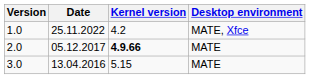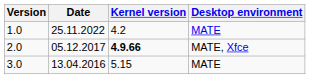(220, 30) MATE, Xfce -> (206, 30) MATE
(206, 47) MATE -> (220, 47) MATE, Xfce
